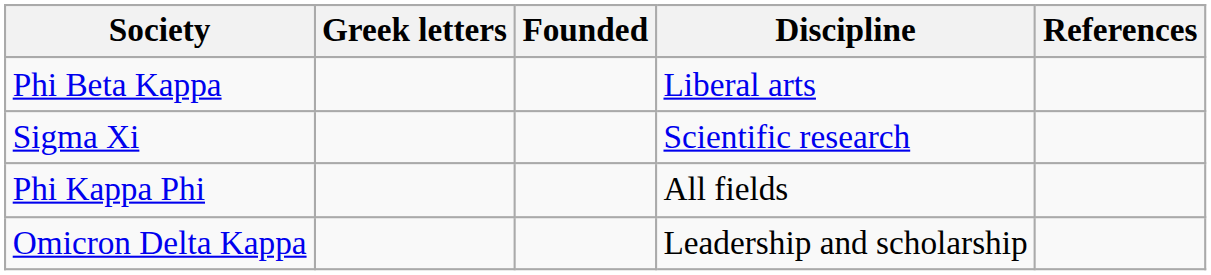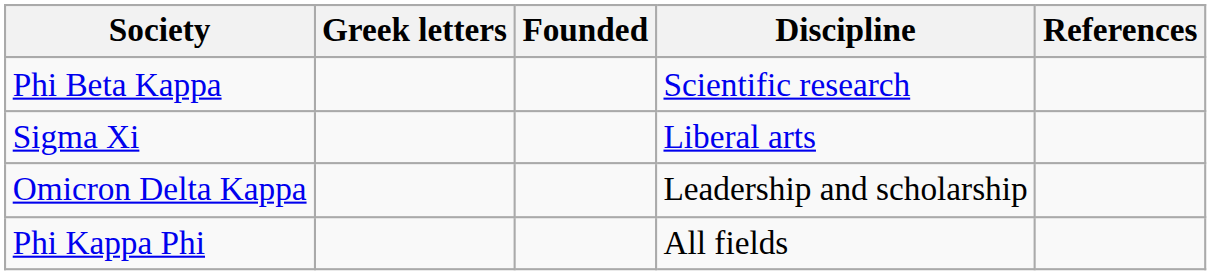(740, 83) Liberal arts -> (787, 83) Scientific research
(787, 136) Scientific research -> (740, 136) Liberal arts
rows swapped: (109, 189) <-> (160, 242)
